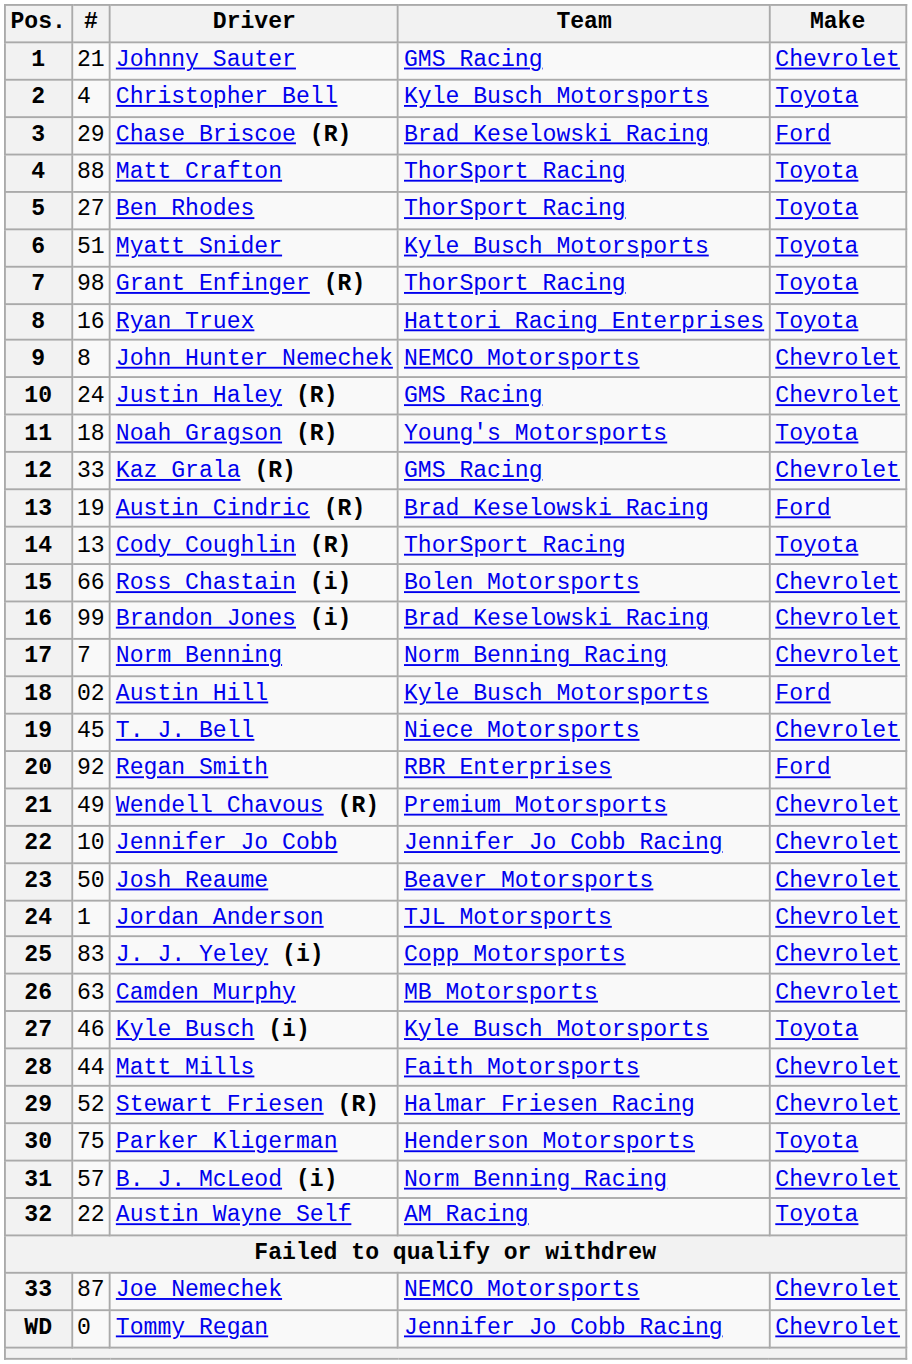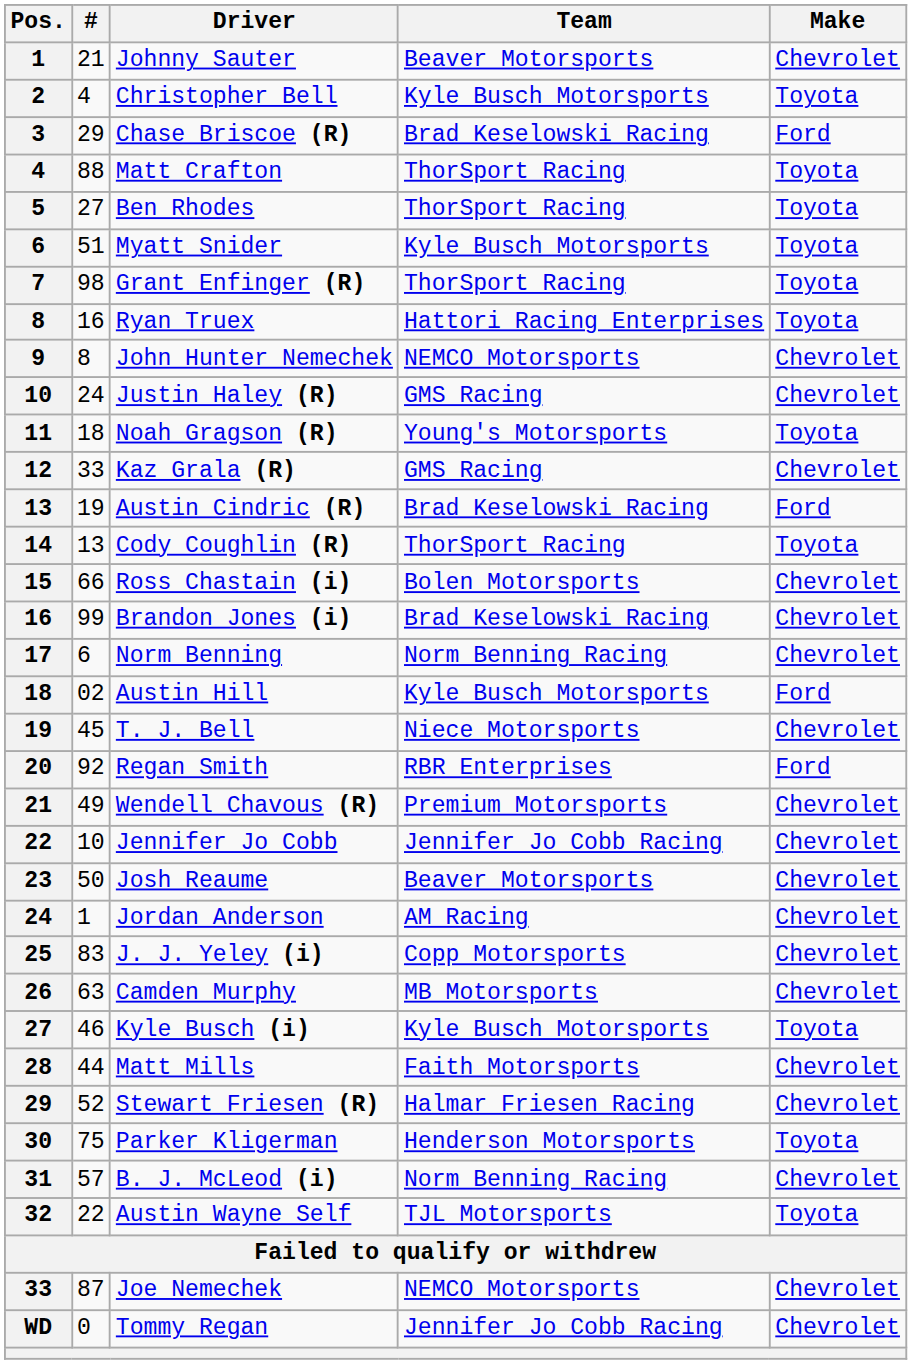(473, 61) GMS Racing -> (529, 61) Beaver Motorsports
(84, 658) 7 -> (84, 658) 6
(508, 919) TJL Motorsports -> (466, 919) AM Racing
(466, 1217) AM Racing -> (508, 1217) TJL Motorsports
